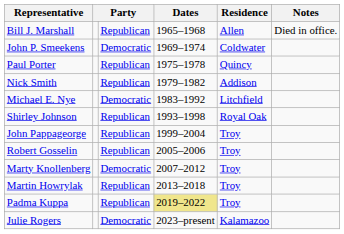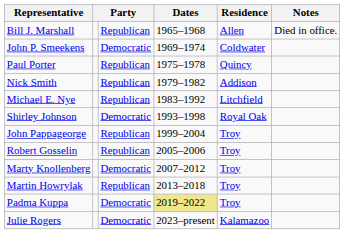(126, 99) Democratic -> (125, 99) Republican
(125, 116) Republican -> (126, 116) Democratic
(125, 202) Republican -> (126, 202) Democratic
